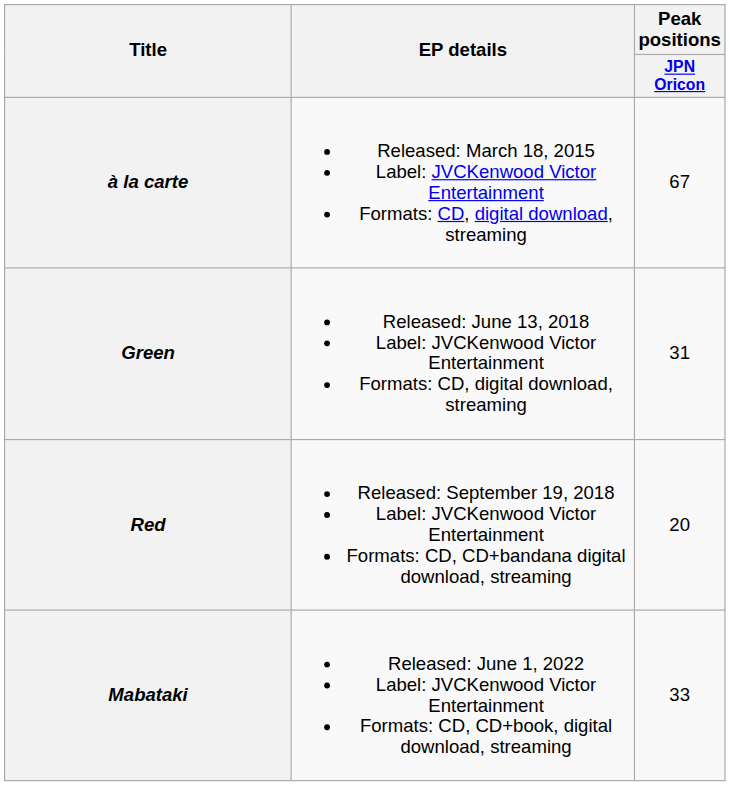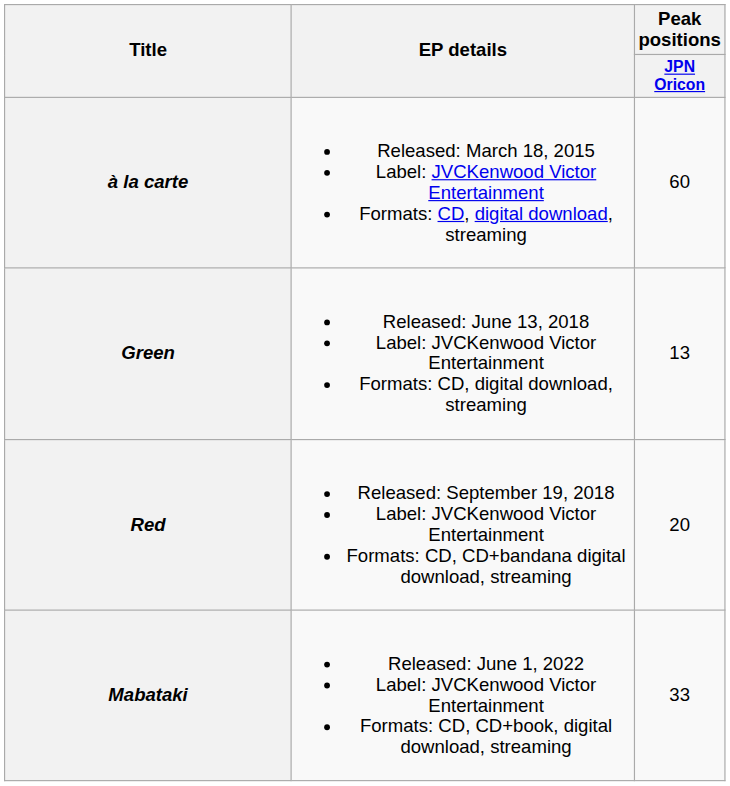(680, 182) 67 -> (680, 182) 60
(680, 353) 31 -> (680, 353) 13
